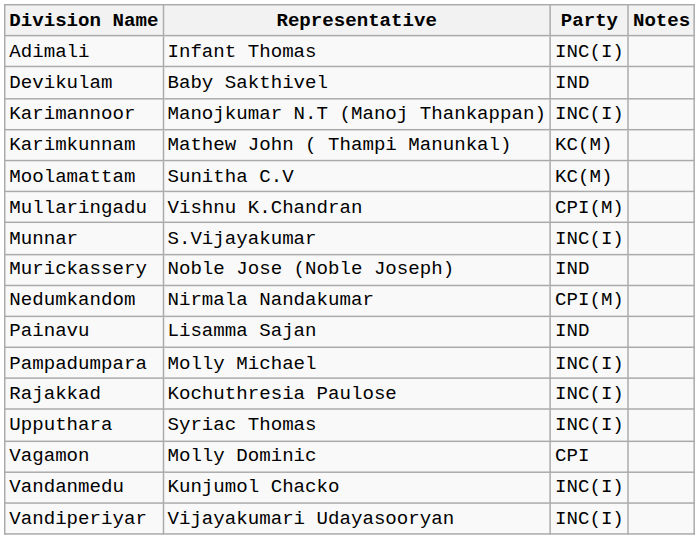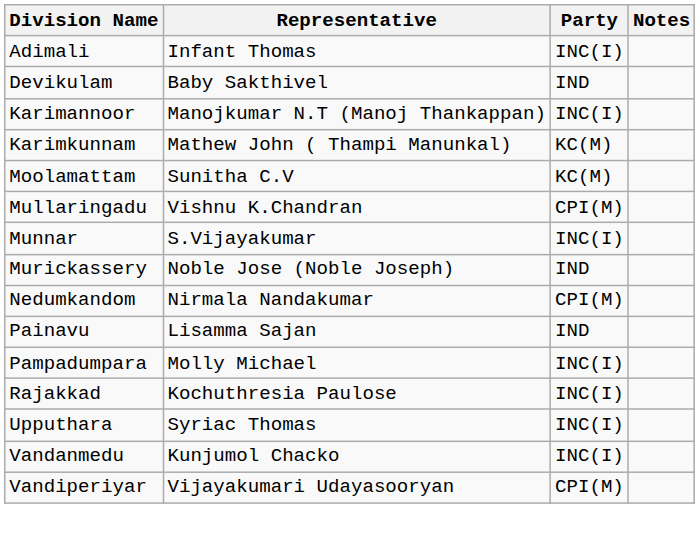- row: (49, 456)
(589, 519) INC(I) -> (589, 487) CPI(M)
